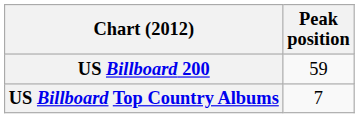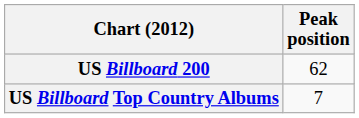(318, 68) 59 -> (318, 68) 62
